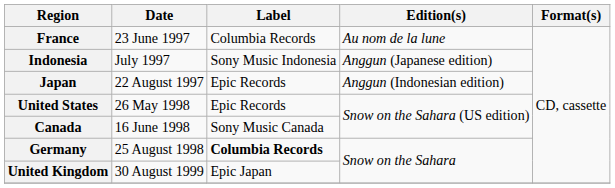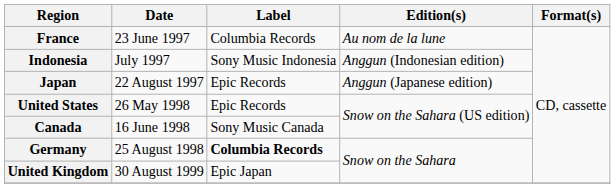(417, 60) Anggun (Japanese edition) -> (423, 60) Anggun (Indonesian edition)
(423, 82) Anggun (Indonesian edition) -> (417, 82) Anggun (Japanese edition)
